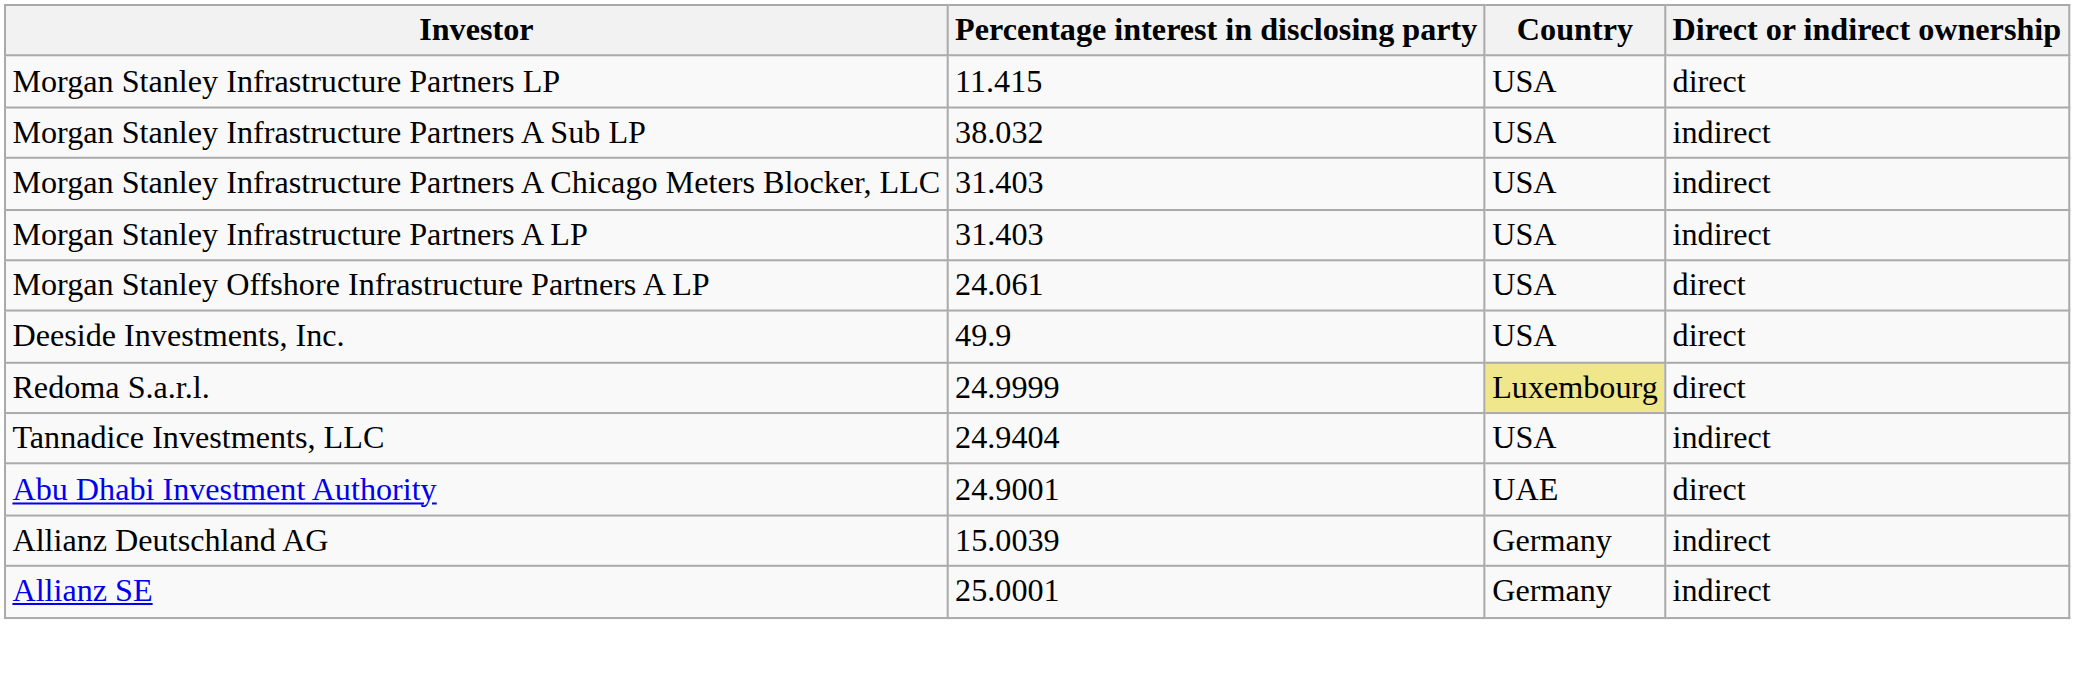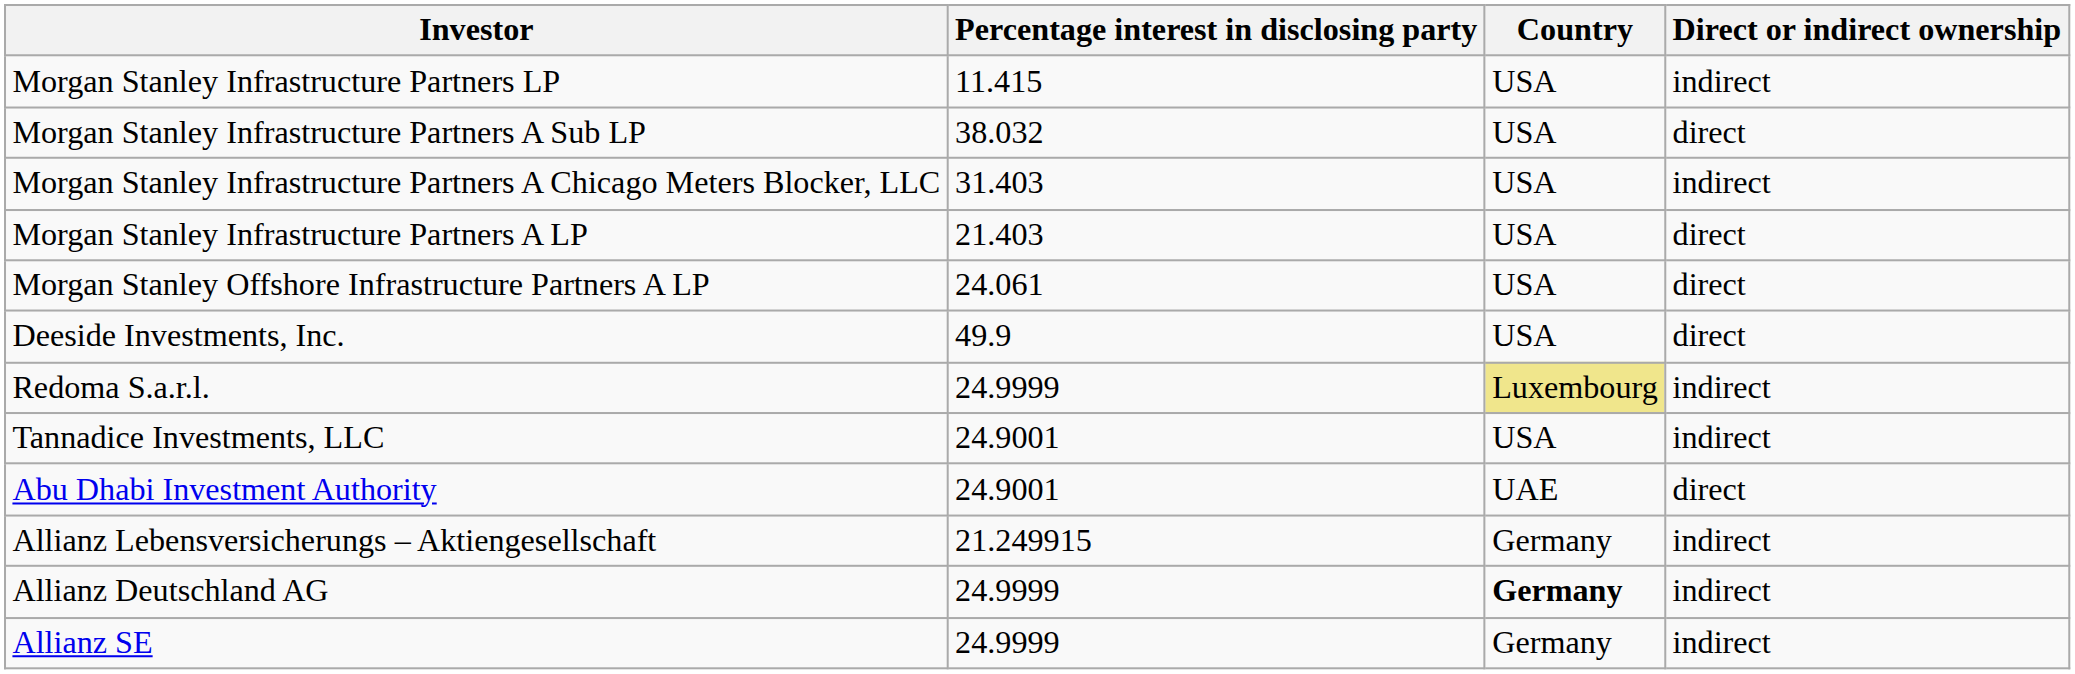(1709, 81) direct -> (1722, 81) indirect
(1722, 132) indirect -> (1709, 132) direct
(999, 234) 31.403 -> (999, 234) 21.403
(1722, 234) indirect -> (1709, 234) direct
(1709, 387) direct -> (1722, 387) indirect
(1007, 438) 24.9404 -> (1007, 438) 24.9001
+ row: (334, 540)
(1007, 540) 15.0039 -> (1007, 591) 24.9999
(1552, 540) normal -> (1557, 591) bold
(1007, 591) 25.0001 -> (1007, 642) 24.9999
